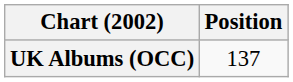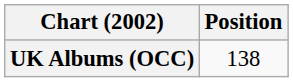(243, 58) 137 -> (243, 58) 138
